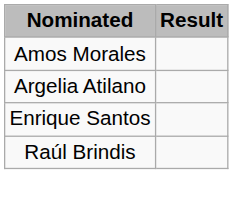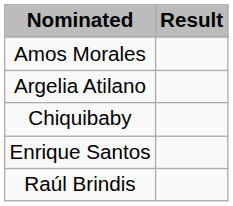+ row: (80, 119)
